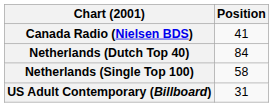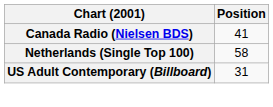- row: (109, 53)
